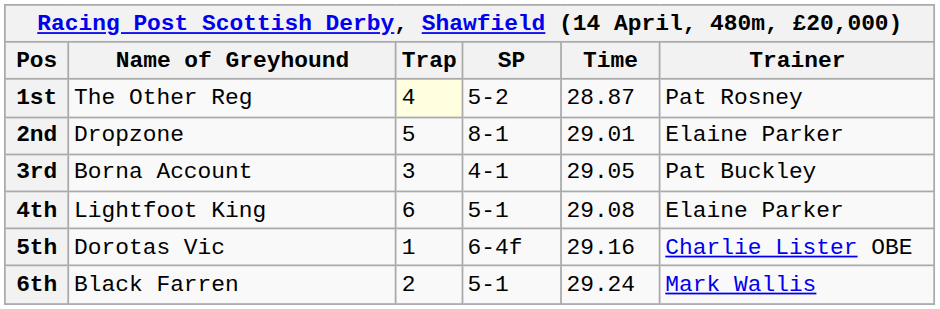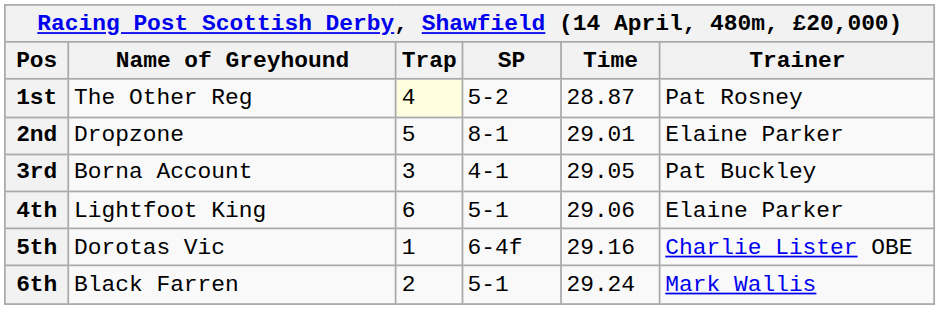(601, 210) 29.08 -> (601, 210) 29.06
